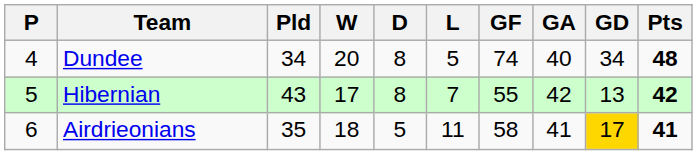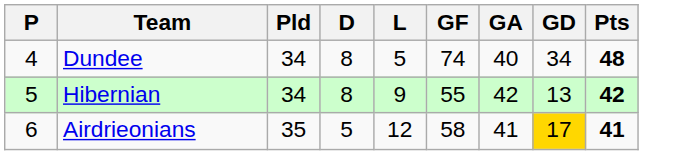- column: (347, 22)
(294, 94) 43 -> (294, 94) 34
(453, 94) 7 -> (400, 94) 9
(453, 130) 11 -> (400, 130) 12
